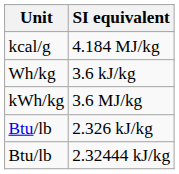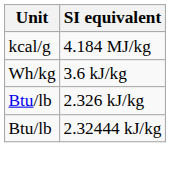- row: (107, 100)
